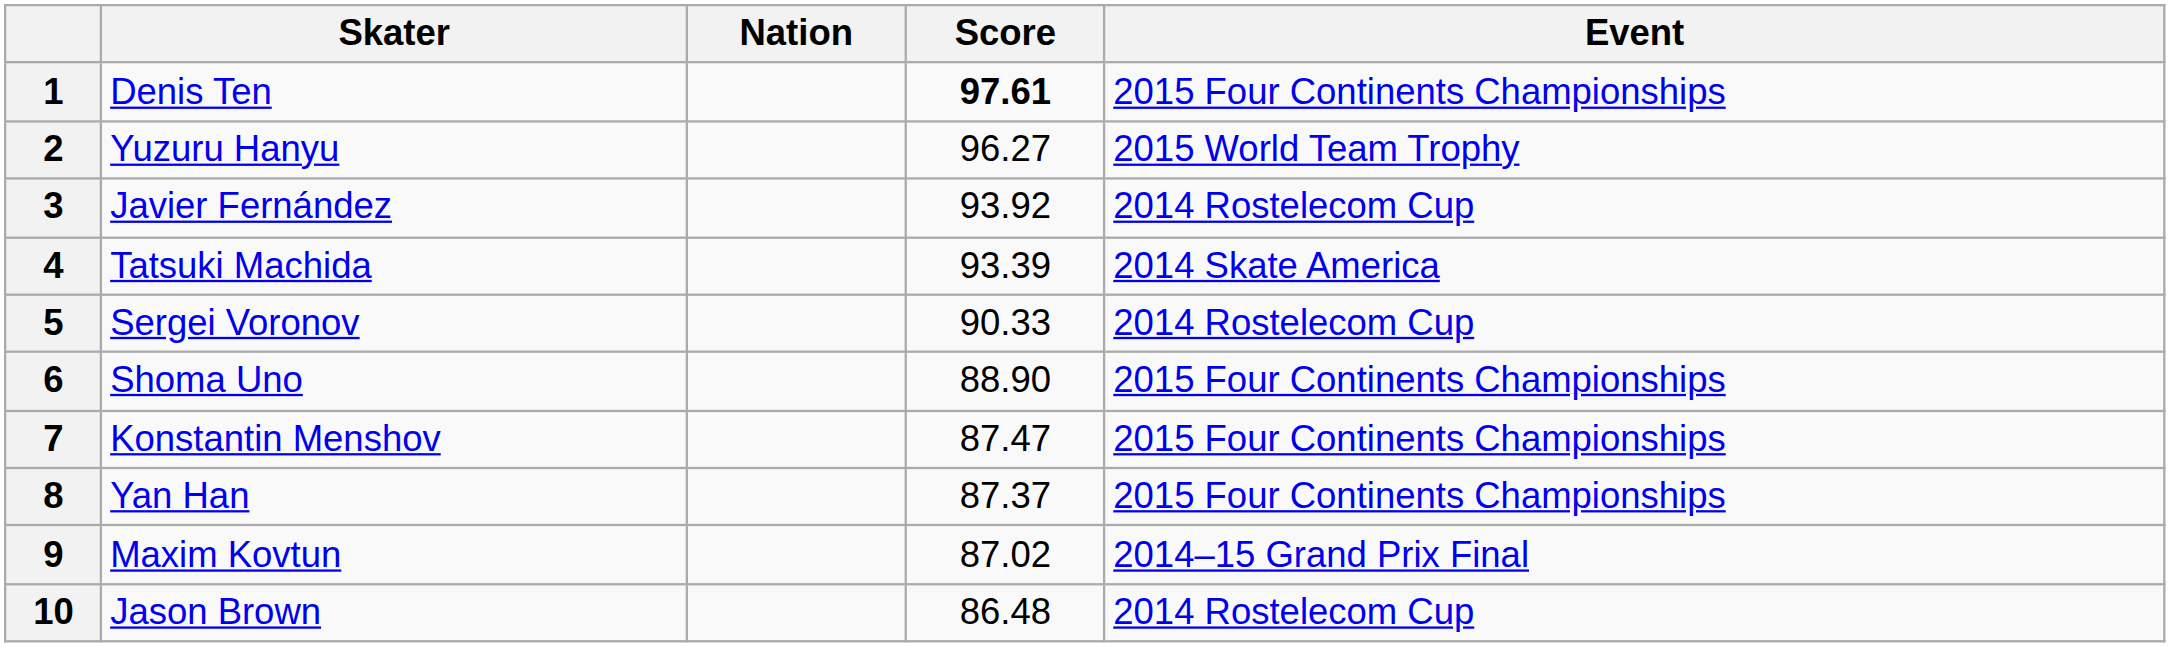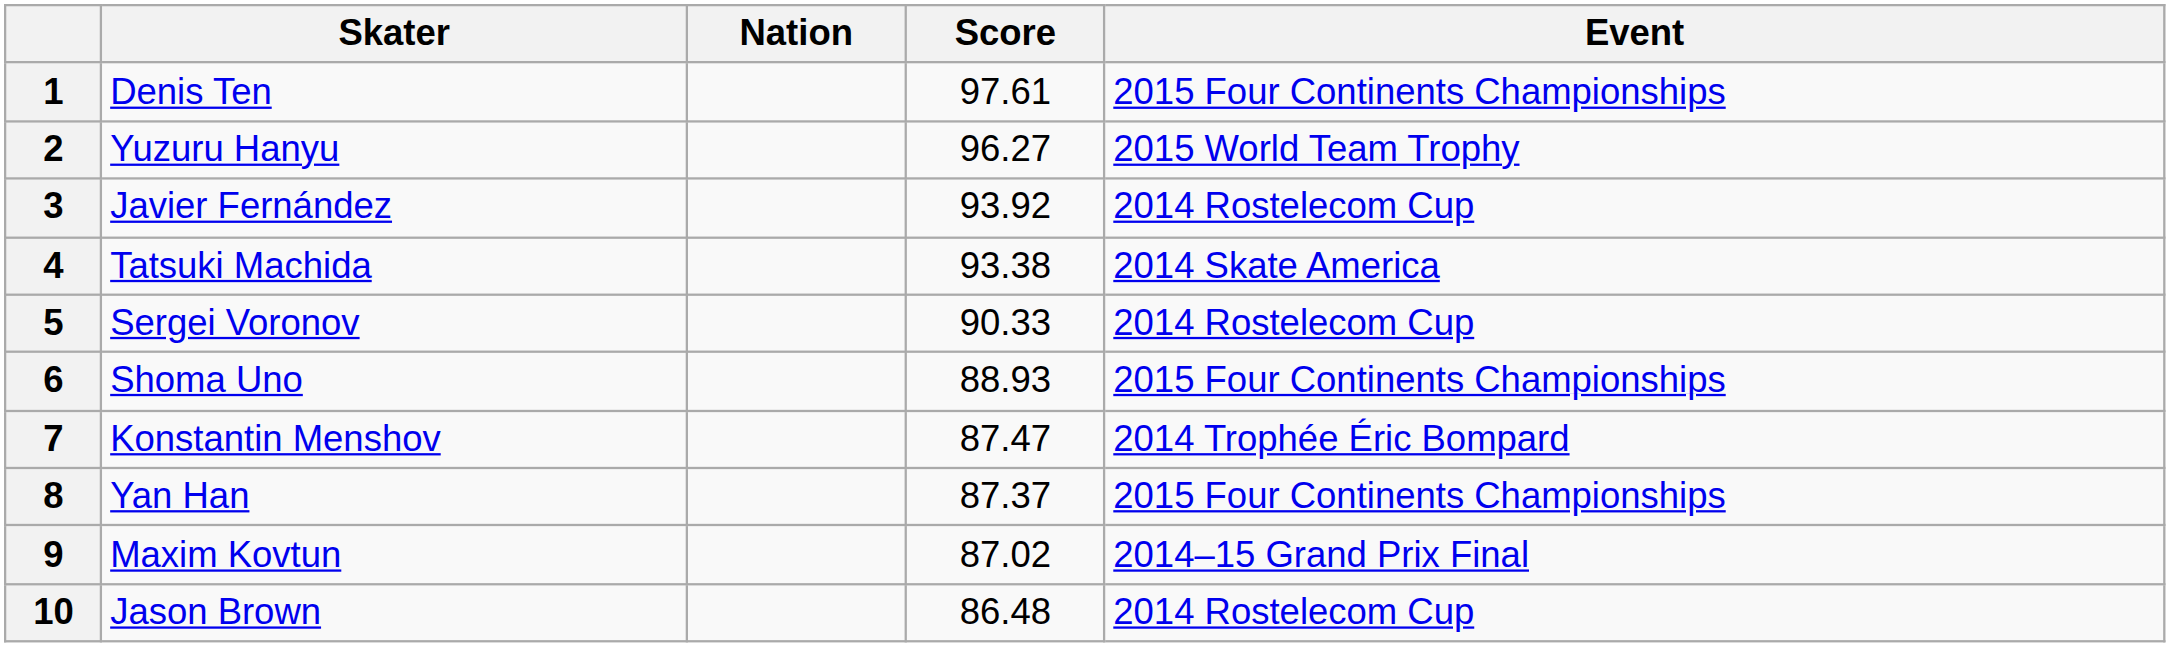(1005, 91) bold -> (1005, 91) normal
(1005, 264) 93.39 -> (1005, 264) 93.38
(1005, 380) 88.90 -> (1005, 380) 88.93
(1420, 438) 2015 Four Continents Championships -> (1341, 438) 2014 Trophée Éric Bompard
